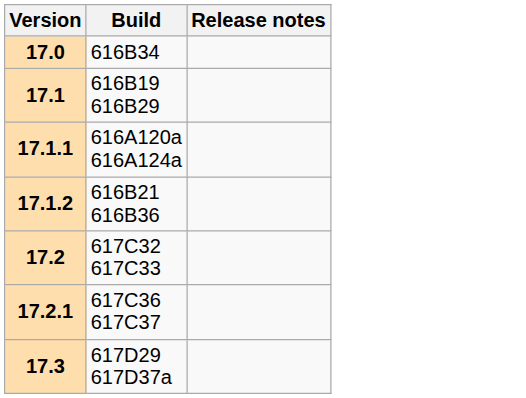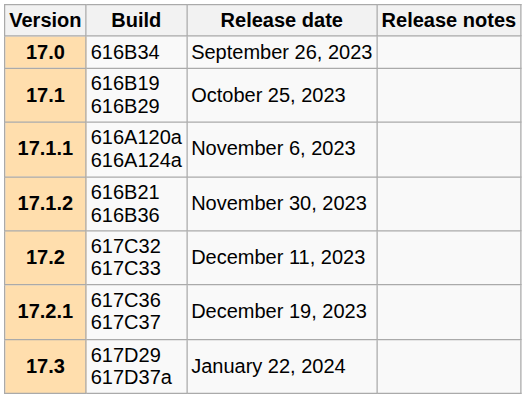+ column: (282, 20)
